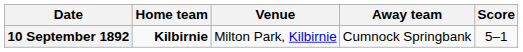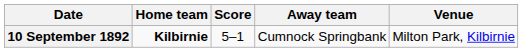columns swapped: (496, 15) <-> (275, 15)
